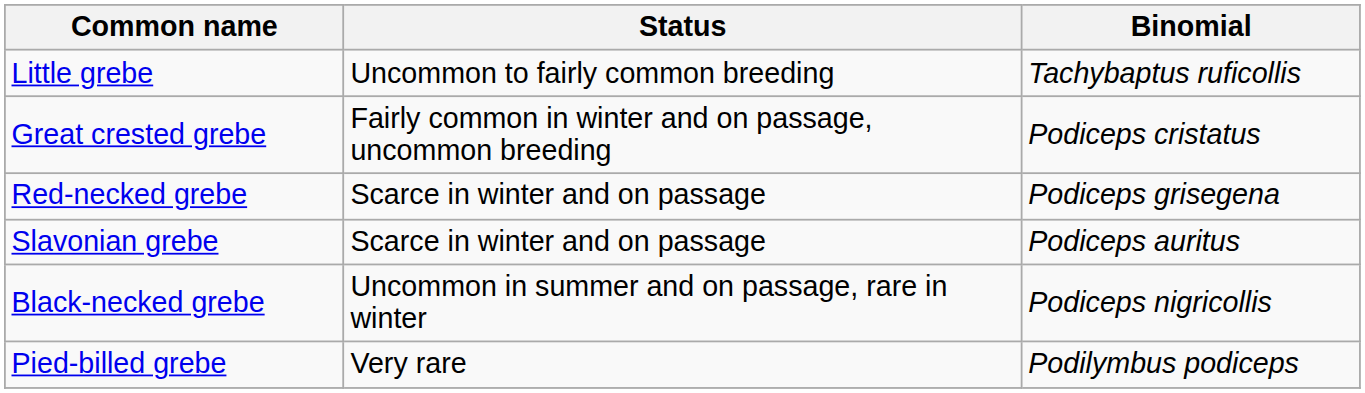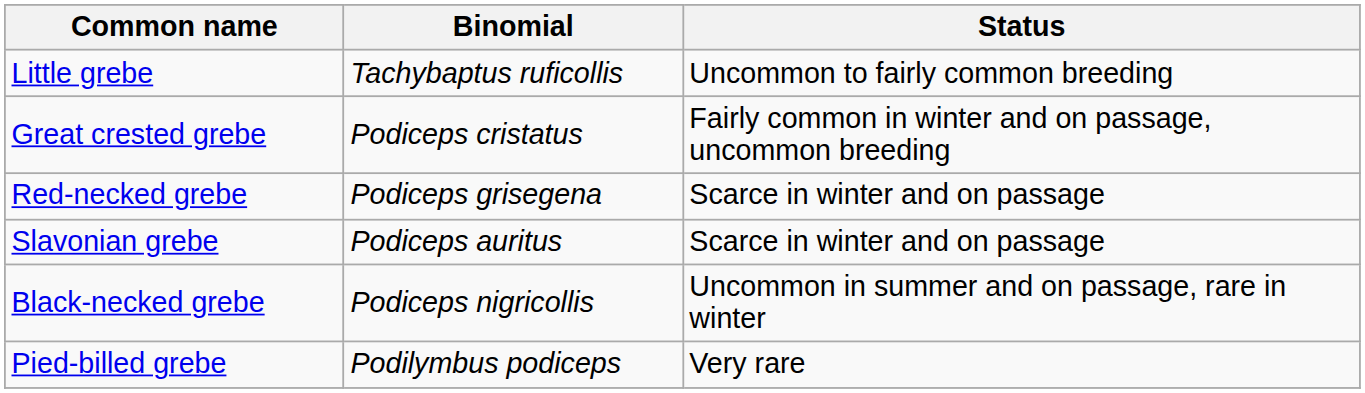columns swapped: (1191, 27) <-> (683, 27)
